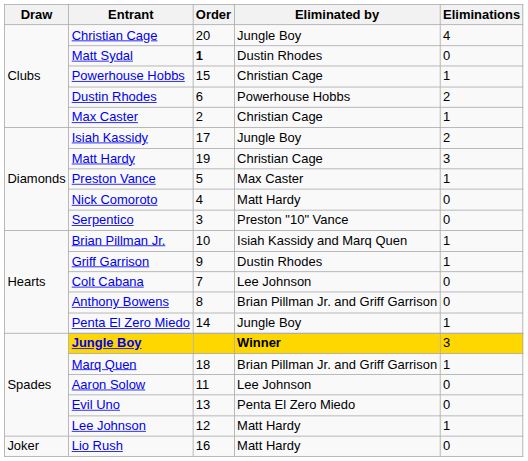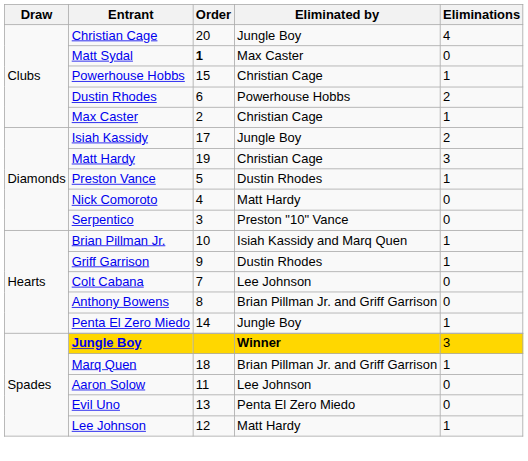(280, 55) Dustin Rhodes -> (270, 55) Max Caster
(270, 179) Max Caster -> (280, 179) Dustin Rhodes
- row: (97, 446)
